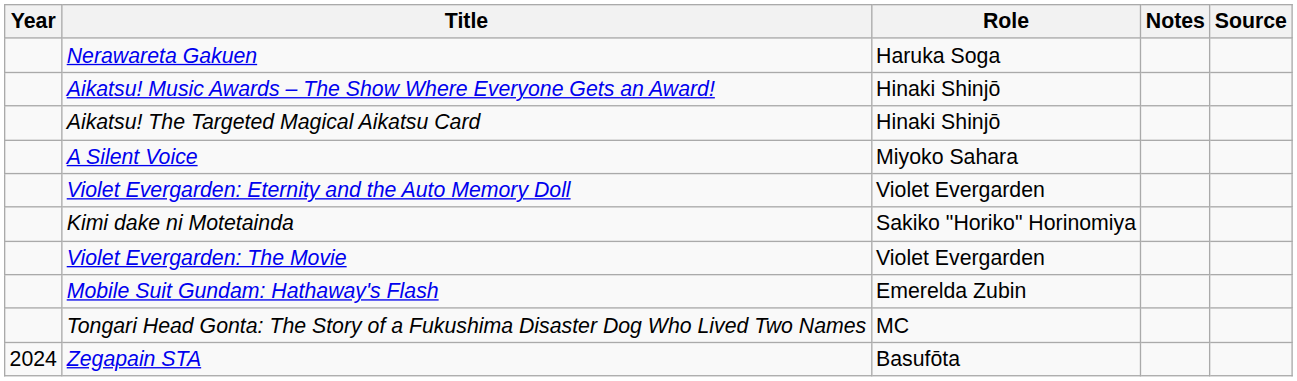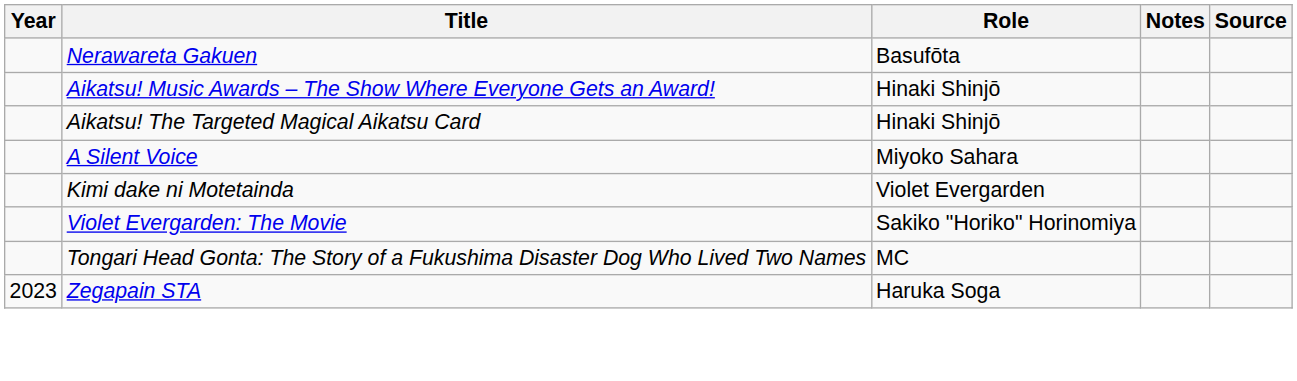(938, 55) Haruka Soga -> (918, 55) Basufōta
- row: (319, 190)
(1006, 223) Sakiko "Horiko" Horinomiya -> (960, 190) Violet Evergarden
(960, 257) Violet Evergarden -> (1006, 223) Sakiko "Horiko" Horinomiya
- row: (253, 291)
(33, 358) 2024 -> (33, 291) 2023
(918, 358) Basufōta -> (938, 291) Haruka Soga
